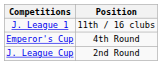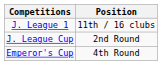rows swapped: (40, 39) <-> (40, 53)
